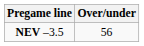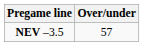(107, 32) 56 -> (107, 32) 57
